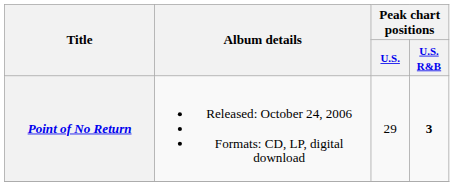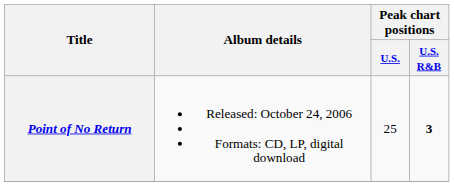(390, 128) 29 -> (390, 128) 25
